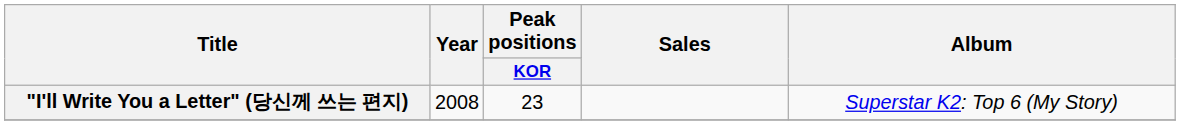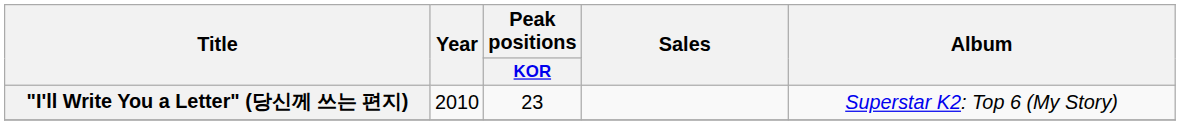(457, 102) 2008 -> (457, 102) 2010
